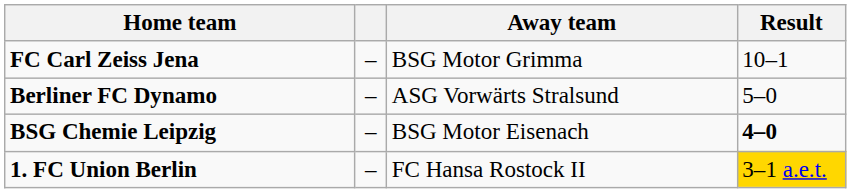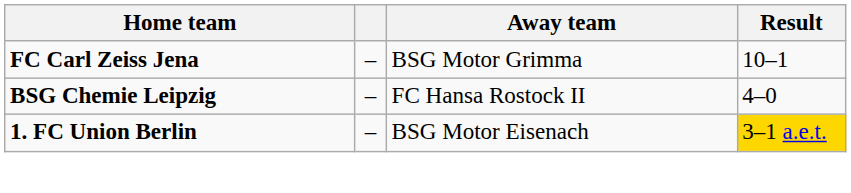- row: (113, 95)
(490, 132) BSG Motor Eisenach -> (489, 95) FC Hansa Rostock II
(760, 132) bold -> (760, 95) normal
(489, 168) FC Hansa Rostock II -> (490, 132) BSG Motor Eisenach
